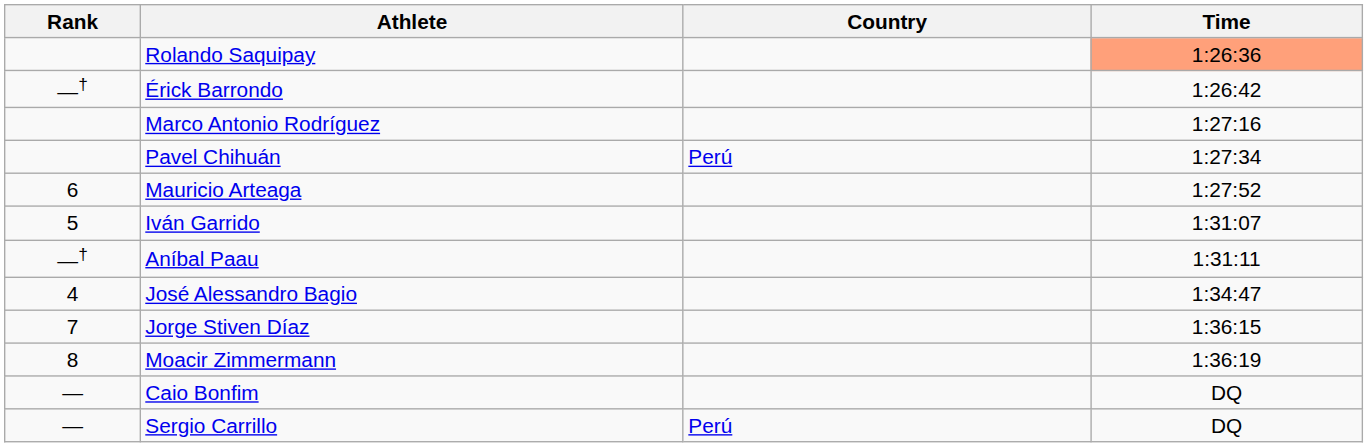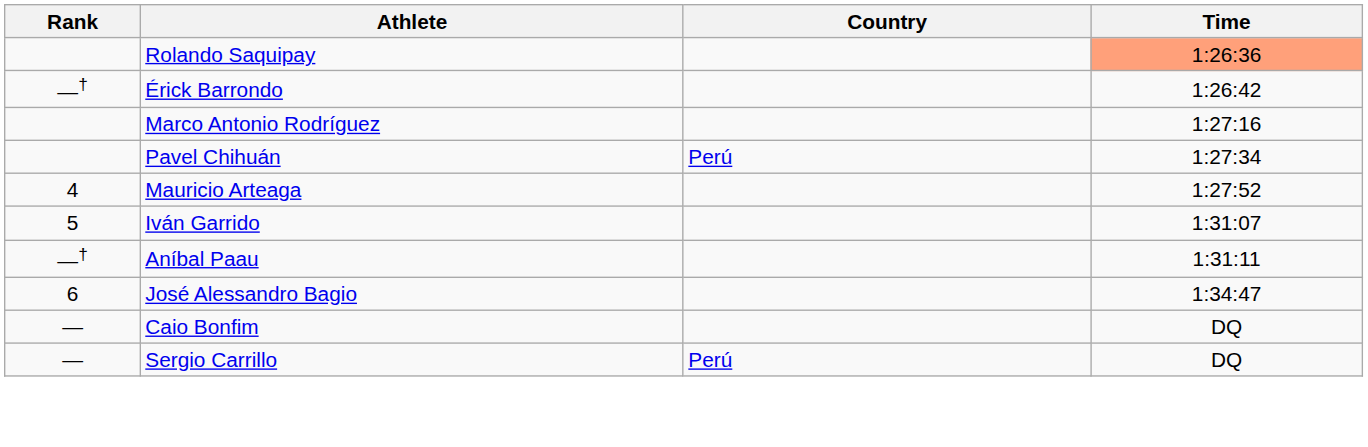(73, 190) 6 -> (73, 190) 4
(73, 293) 4 -> (73, 293) 6
- row: (227, 326)
- row: (241, 359)
